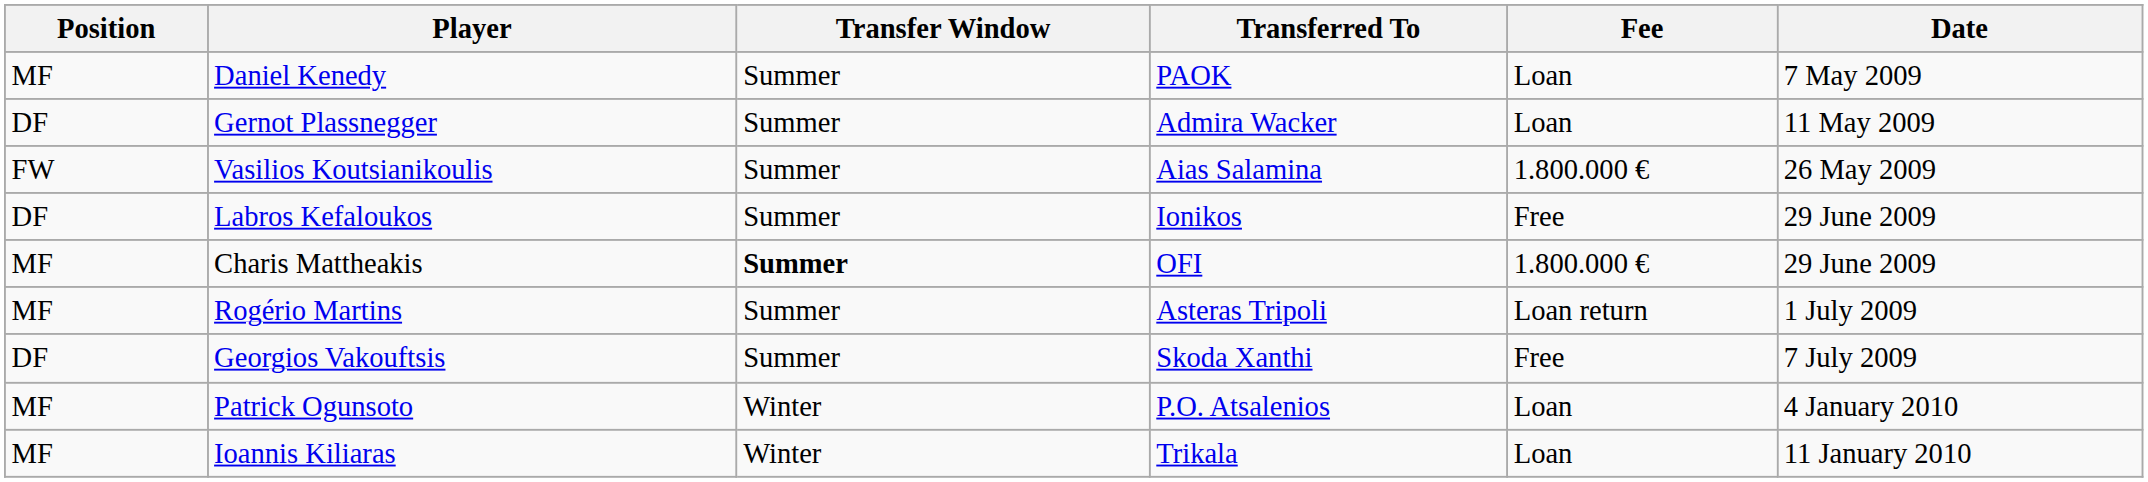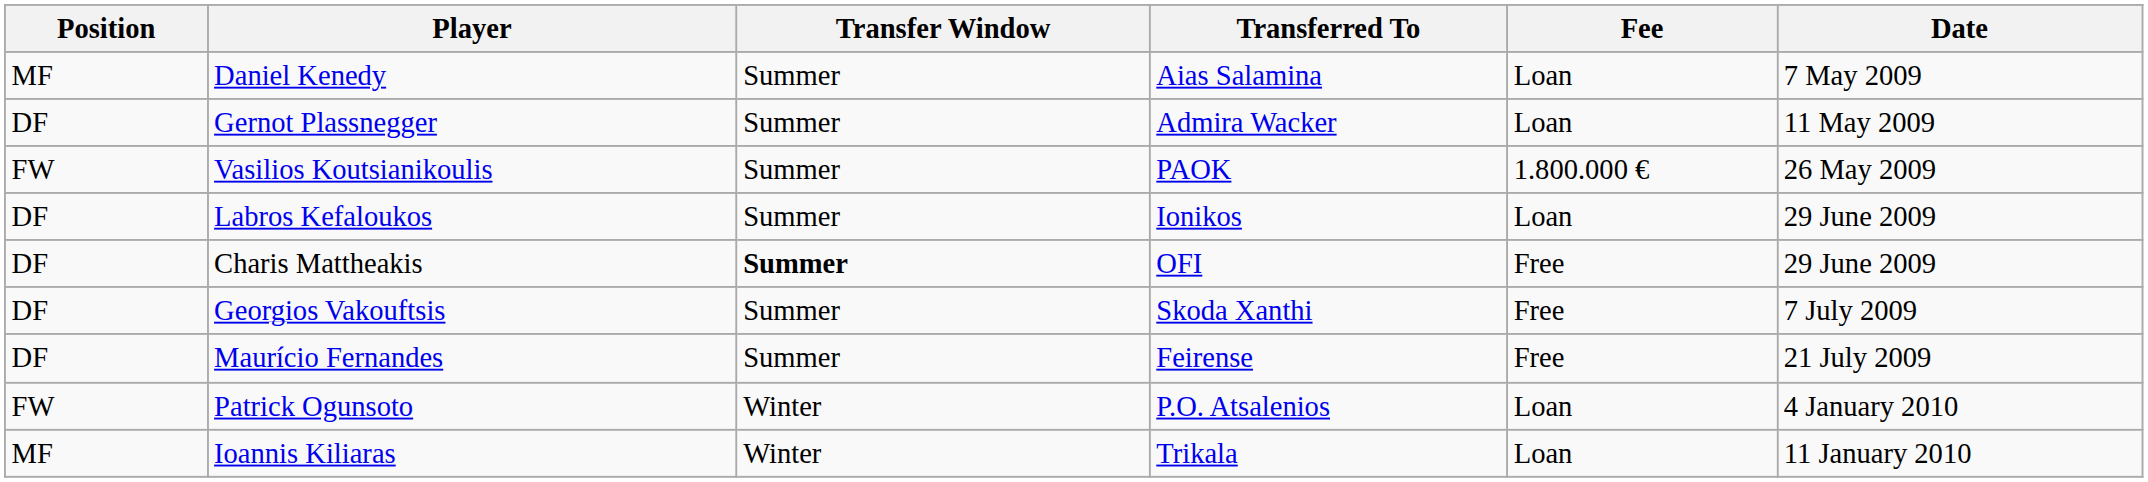(1194, 75) PAOK -> (1239, 75) Aias Salamina
(1239, 169) Aias Salamina -> (1194, 169) PAOK
(1539, 216) Free -> (1543, 216) Loan
(32, 263) MF -> (30, 263) DF
(1582, 263) 1.800.000 € -> (1539, 263) Free
- row: (308, 310)
+ row: (329, 358)
(32, 405) MF -> (33, 405) FW
